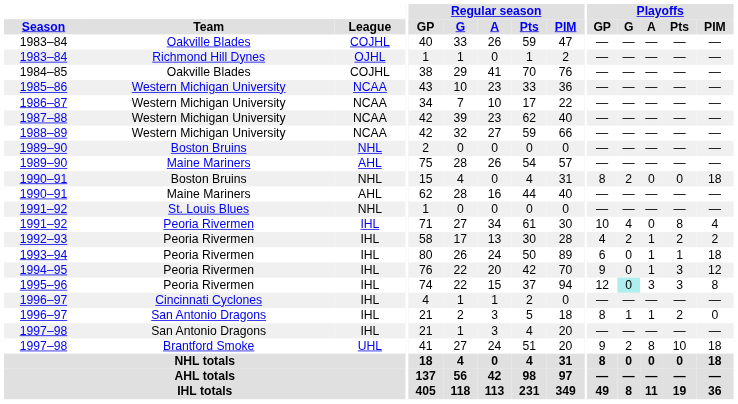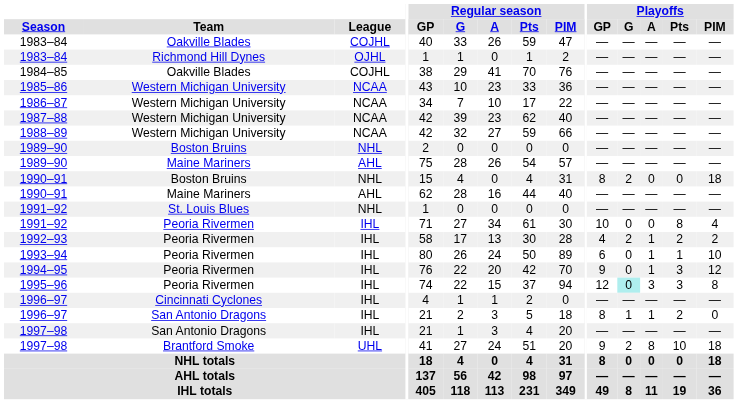(629, 224) 4 -> (629, 224) 0
(715, 254) 18 -> (715, 254) 10
